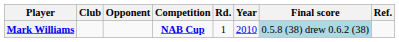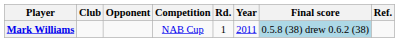(183, 29) bold -> (183, 29) normal
(246, 29) 2010 -> (246, 29) 2011
